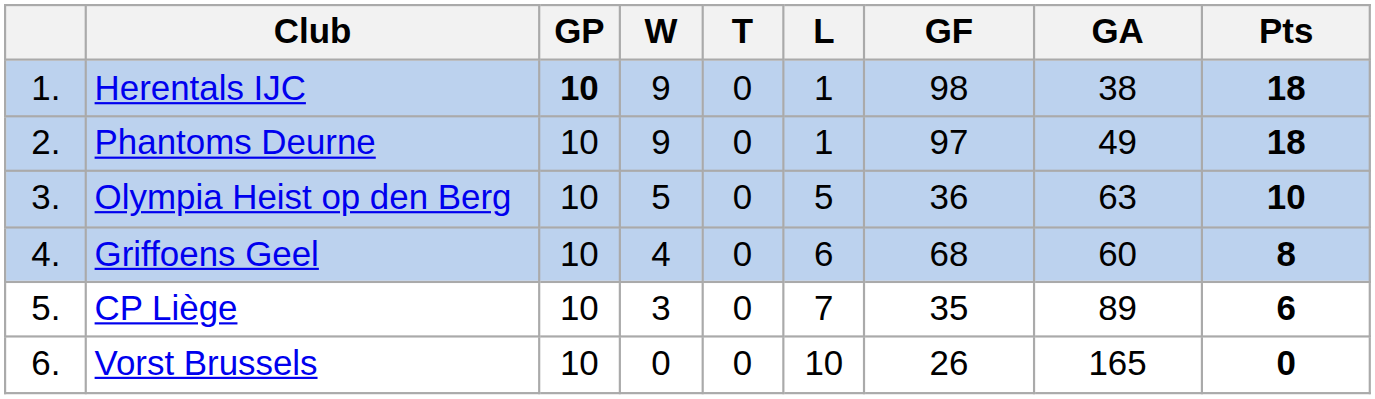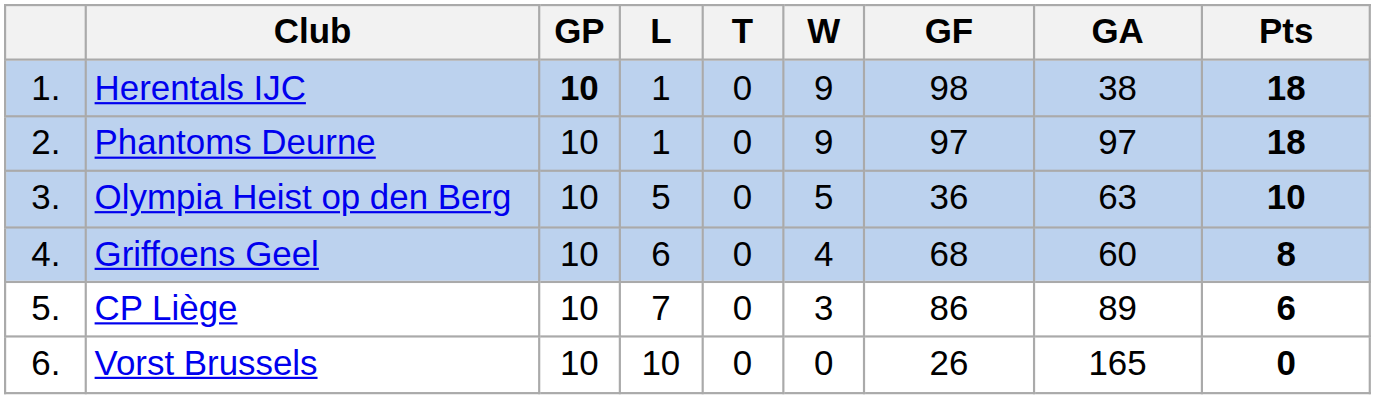columns swapped: (661, 32) <-> (824, 32)
(1118, 142) 49 -> (1118, 142) 97
(949, 308) 35 -> (949, 308) 86
